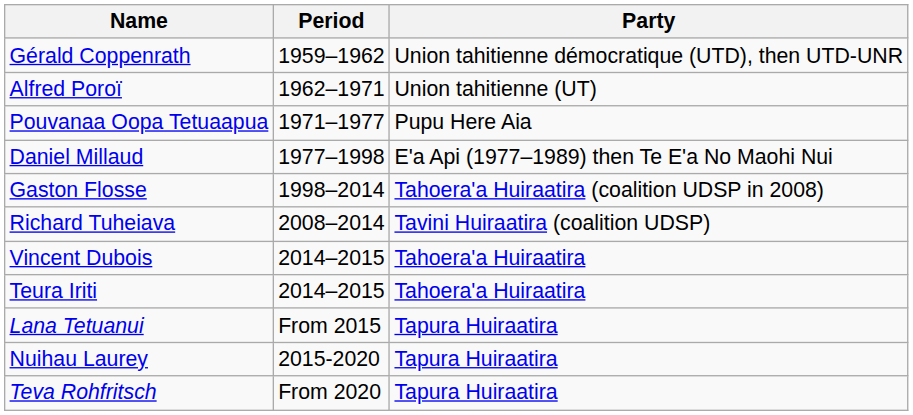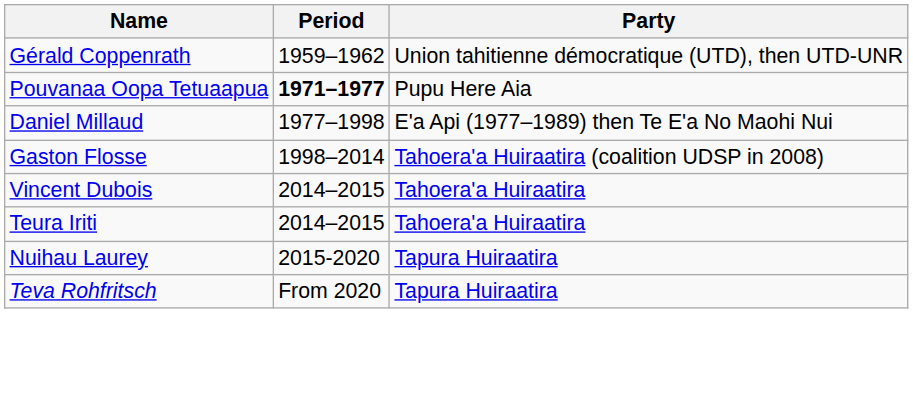- row: (66, 88)
(331, 122) normal -> (331, 88) bold
- row: (92, 223)
- row: (77, 325)
